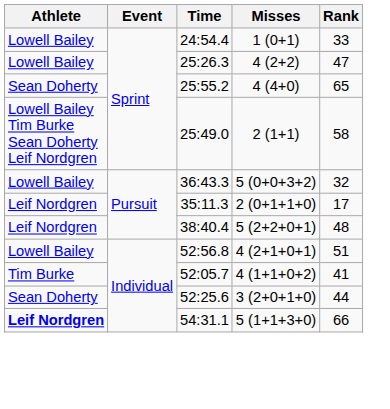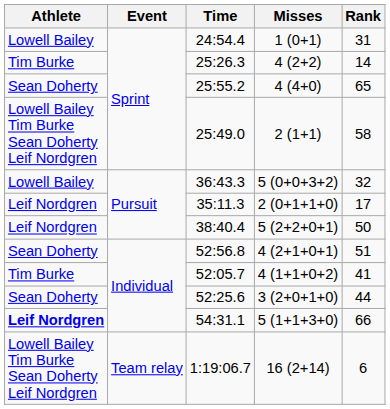(341, 40) 33 -> (363, 40) 31
(51, 63) Lowell Bailey -> (41, 63) Tim Burke
(341, 63) 47 -> (363, 63) 14
(341, 228) 48 -> (363, 228) 50
(51, 251) Lowell Bailey -> (53, 251) Sean Doherty
+ row: (220, 368)
